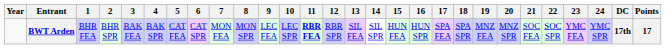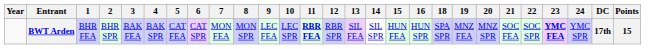- column: (443, 11)
(576, 31) normal -> (555, 31) bold
(647, 31) 17 -> (627, 31) 15
